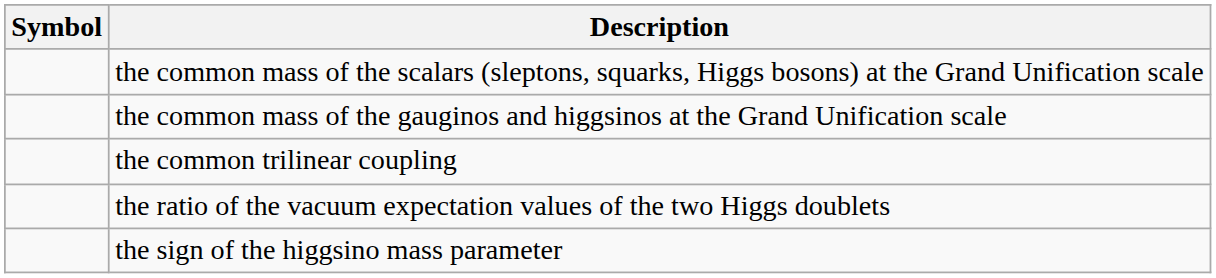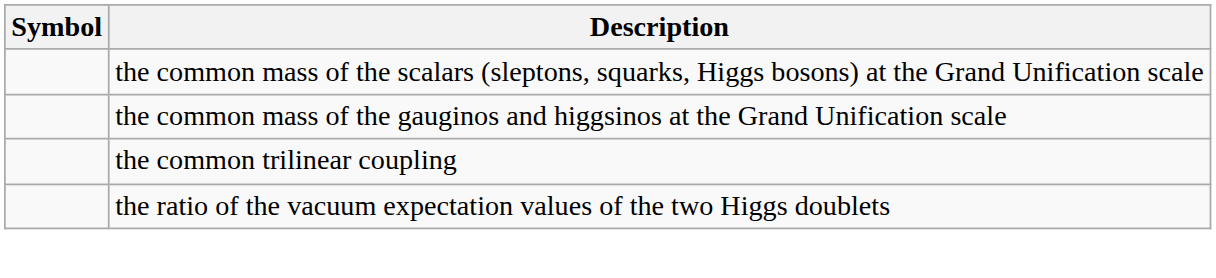- row: (339, 250)
